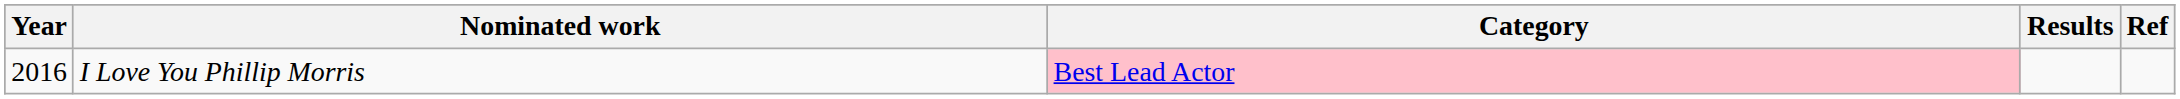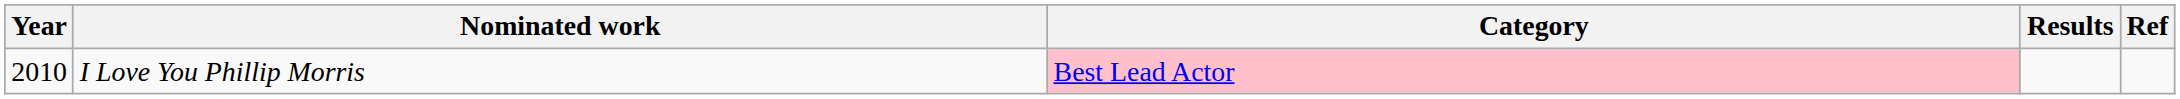(39, 70) 2016 -> (39, 70) 2010
